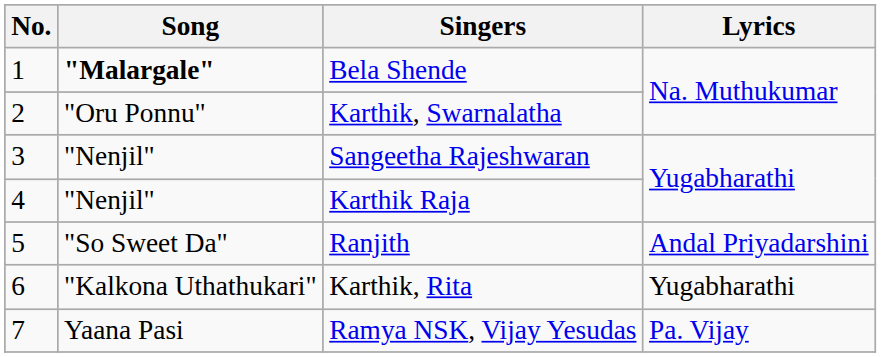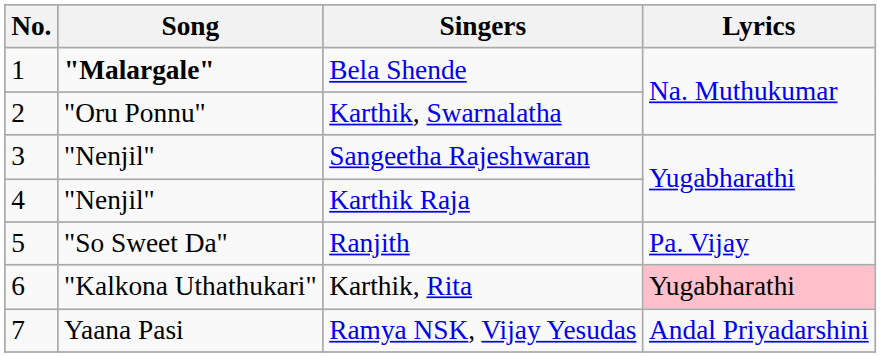(759, 243) Andal Priyadarshini -> (699, 243) Pa. Vijay
(722, 286) no background -> (722, 286) pink background
(699, 329) Pa. Vijay -> (759, 329) Andal Priyadarshini
